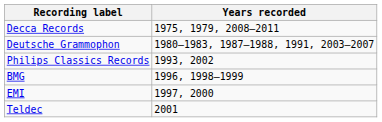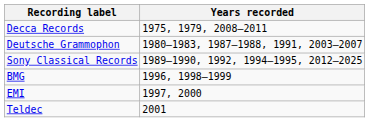+ row: (72, 61)
- row: (78, 61)
